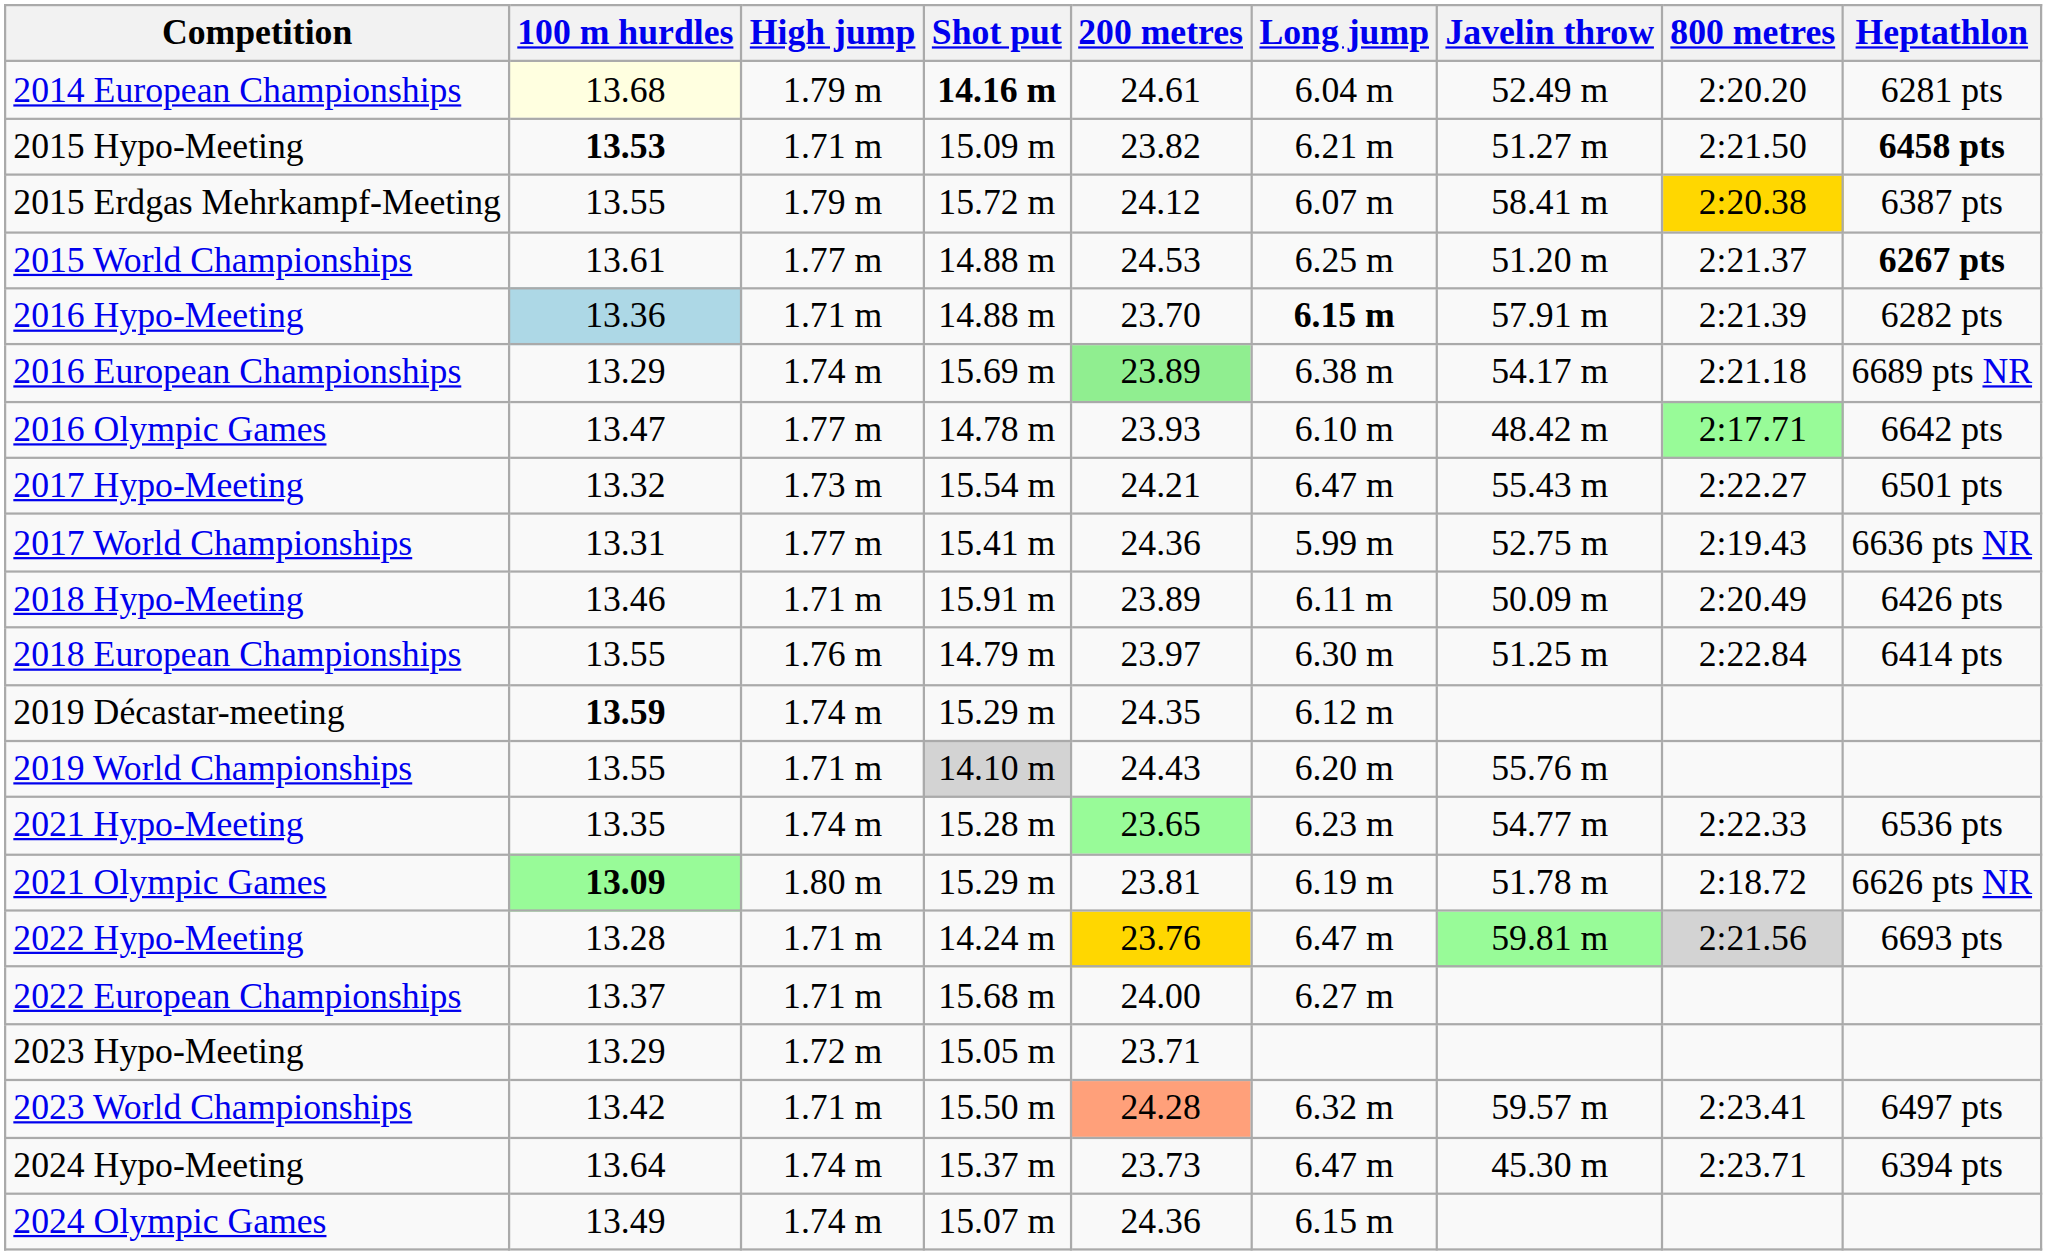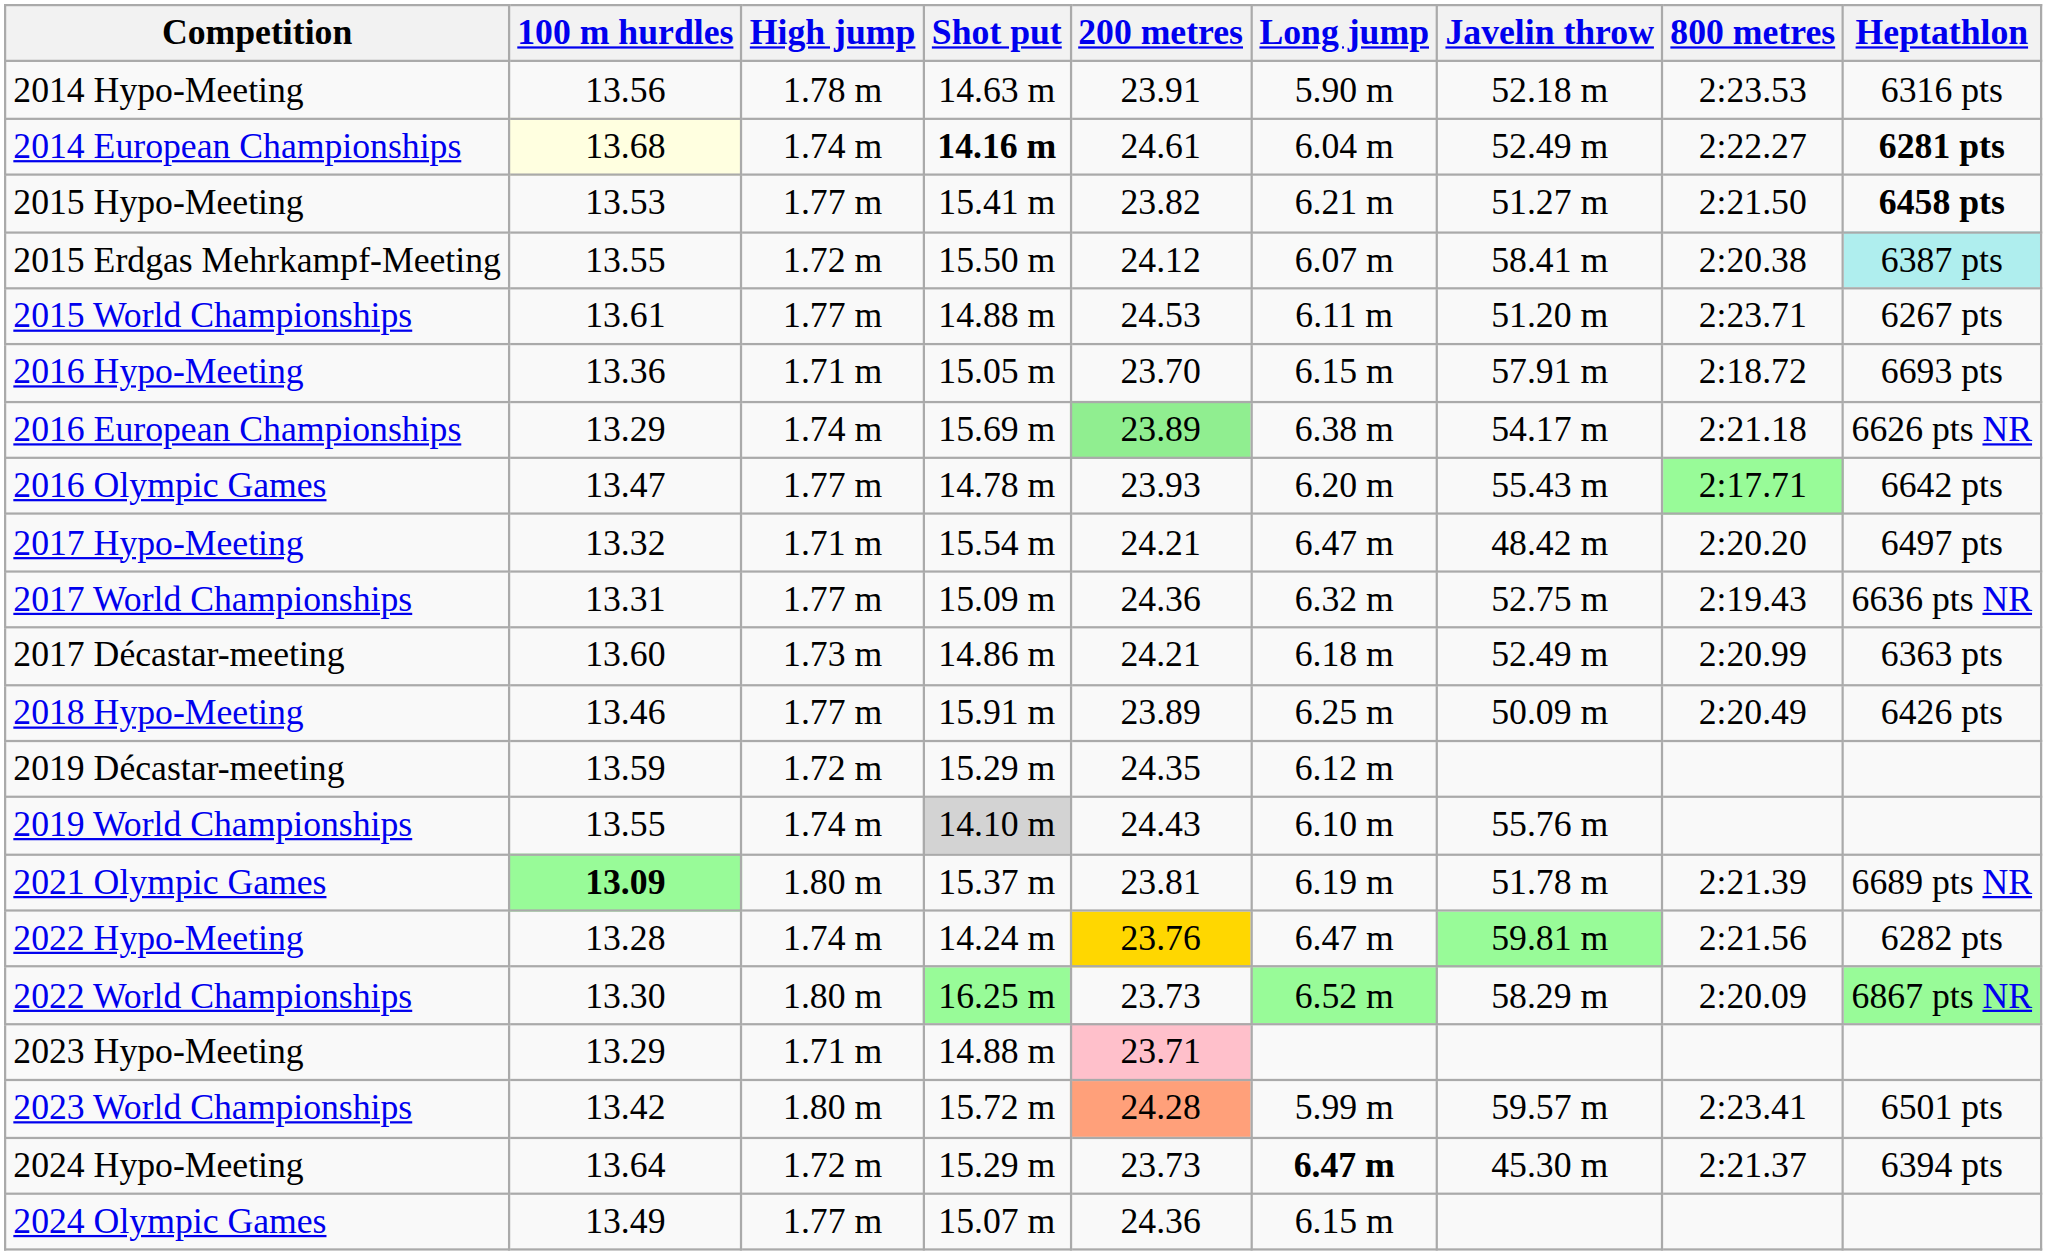+ row: (159, 89)
(833, 89) 1.79 m -> (833, 145) 1.74 m
(1753, 89) 2:20.20 -> (1753, 145) 2:22.27
(1942, 89) normal -> (1942, 145) bold
(625, 145) bold -> (625, 202) normal
(833, 145) 1.71 m -> (833, 202) 1.77 m
(997, 145) 15.09 m -> (997, 202) 15.41 m
(833, 202) 1.79 m -> (833, 259) 1.72 m
(997, 202) 15.72 m -> (997, 259) 15.50 m
(1753, 202) gold background -> (1753, 259) no background
(1942, 202) no background -> (1942, 259) paleturquoise background
(1344, 259) 6.25 m -> (1344, 315) 6.11 m
(1753, 259) 2:21.37 -> (1753, 315) 2:23.71
(1942, 259) bold -> (1942, 315) normal
(625, 315) lightblue background -> (625, 372) no background
(997, 315) 14.88 m -> (997, 372) 15.05 m
(1344, 315) bold -> (1344, 372) normal
(1753, 315) 2:21.39 -> (1753, 372) 2:18.72
(1942, 315) 6282 pts -> (1942, 372) 6693 pts
(1942, 372) 6689 pts NR -> (1942, 428) 6626 pts NR
(1344, 428) 6.10 m -> (1344, 485) 6.20 m
(1550, 428) 48.42 m -> (1550, 485) 55.43 m
(833, 485) 1.73 m -> (833, 542) 1.71 m
(1550, 485) 55.43 m -> (1550, 542) 48.42 m
(1753, 485) 2:22.27 -> (1753, 542) 2:20.20
(1942, 485) 6501 pts -> (1942, 542) 6497 pts
(997, 542) 15.41 m -> (997, 598) 15.09 m
(1344, 542) 5.99 m -> (1344, 598) 6.32 m
+ row: (179, 655)
(833, 598) 1.71 m -> (833, 711) 1.77 m
(1344, 598) 6.11 m -> (1344, 711) 6.25 m
- row: (237, 655)
(625, 711) bold -> (625, 768) normal
(833, 711) 1.74 m -> (833, 768) 1.72 m
(833, 768) 1.71 m -> (833, 825) 1.74 m
(1344, 768) 6.20 m -> (1344, 825) 6.10 m
- row: (159, 825)
(997, 881) 15.29 m -> (997, 881) 15.37 m
(1753, 881) 2:18.72 -> (1753, 881) 2:21.39
(1942, 881) 6626 pts NR -> (1942, 881) 6689 pts NR
(833, 938) 1.71 m -> (833, 938) 1.74 m
(1753, 938) lightgrey background -> (1753, 938) no background
(1942, 938) 6693 pts -> (1942, 938) 6282 pts
+ row: (213, 994)
- row: (237, 994)
(833, 1051) 1.72 m -> (833, 1051) 1.71 m
(997, 1051) 15.05 m -> (997, 1051) 14.88 m
(1161, 1051) no background -> (1161, 1051) pink background
(833, 1107) 1.71 m -> (833, 1107) 1.80 m
(997, 1107) 15.50 m -> (997, 1107) 15.72 m
(1344, 1107) 6.32 m -> (1344, 1107) 5.99 m
(1942, 1107) 6497 pts -> (1942, 1107) 6501 pts
(833, 1164) 1.74 m -> (833, 1164) 1.72 m
(997, 1164) 15.37 m -> (997, 1164) 15.29 m
(1344, 1164) normal -> (1344, 1164) bold
(1753, 1164) 2:23.71 -> (1753, 1164) 2:21.37
(833, 1221) 1.74 m -> (833, 1221) 1.77 m
